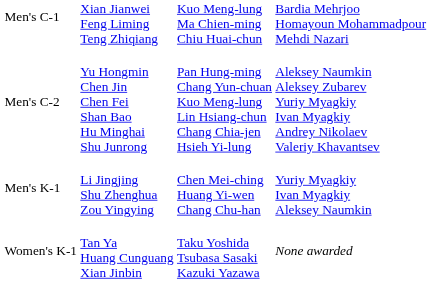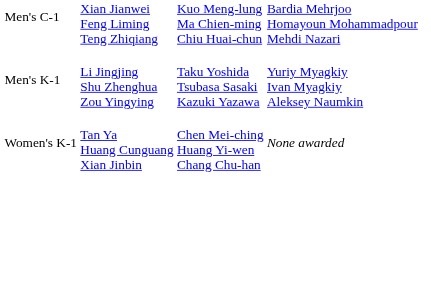- row: (32, 101)
(220, 194) Chen Mei-ching Huang Yi-wen Chang Chu-han -> (218, 87) Taku Yoshida Tsubasa Sasaki Kazuki Yazawa
(218, 257) Taku Yoshida Tsubasa Sasaki Kazuki Yazawa -> (220, 150) Chen Mei-ching Huang Yi-wen Chang Chu-han
